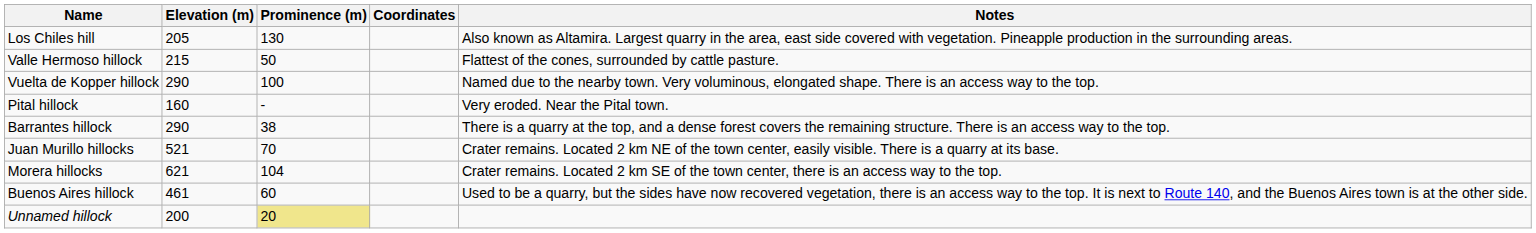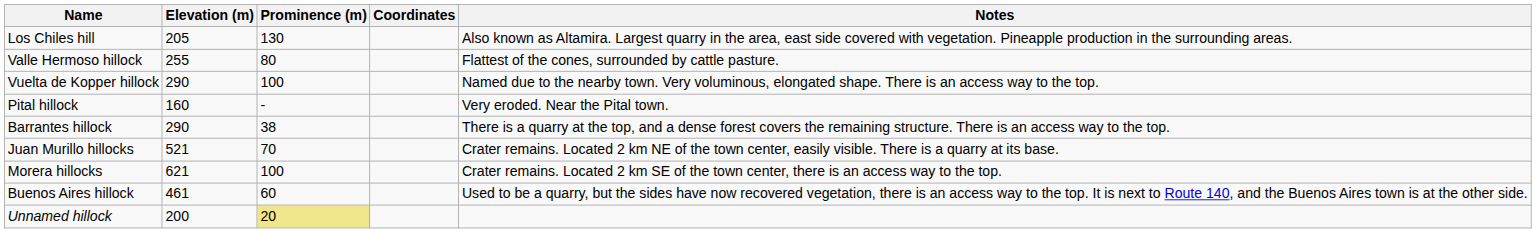(177, 60) 215 -> (177, 60) 255
(268, 60) 50 -> (268, 60) 80
(272, 171) 104 -> (272, 171) 100
